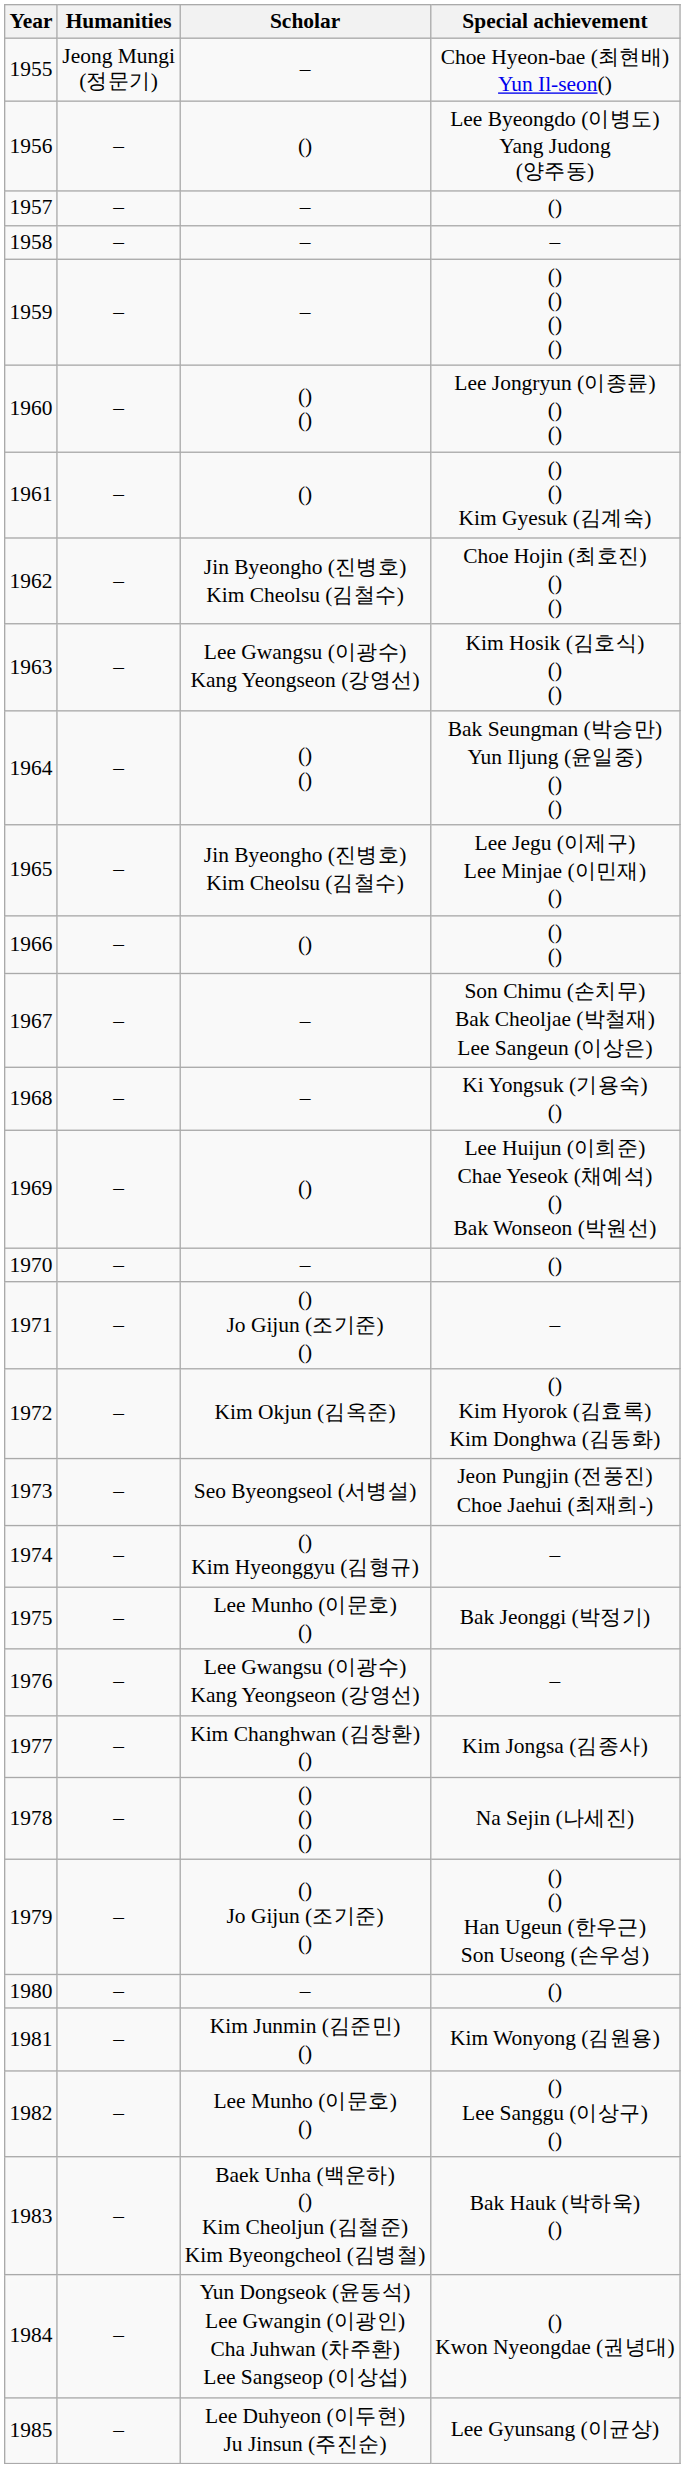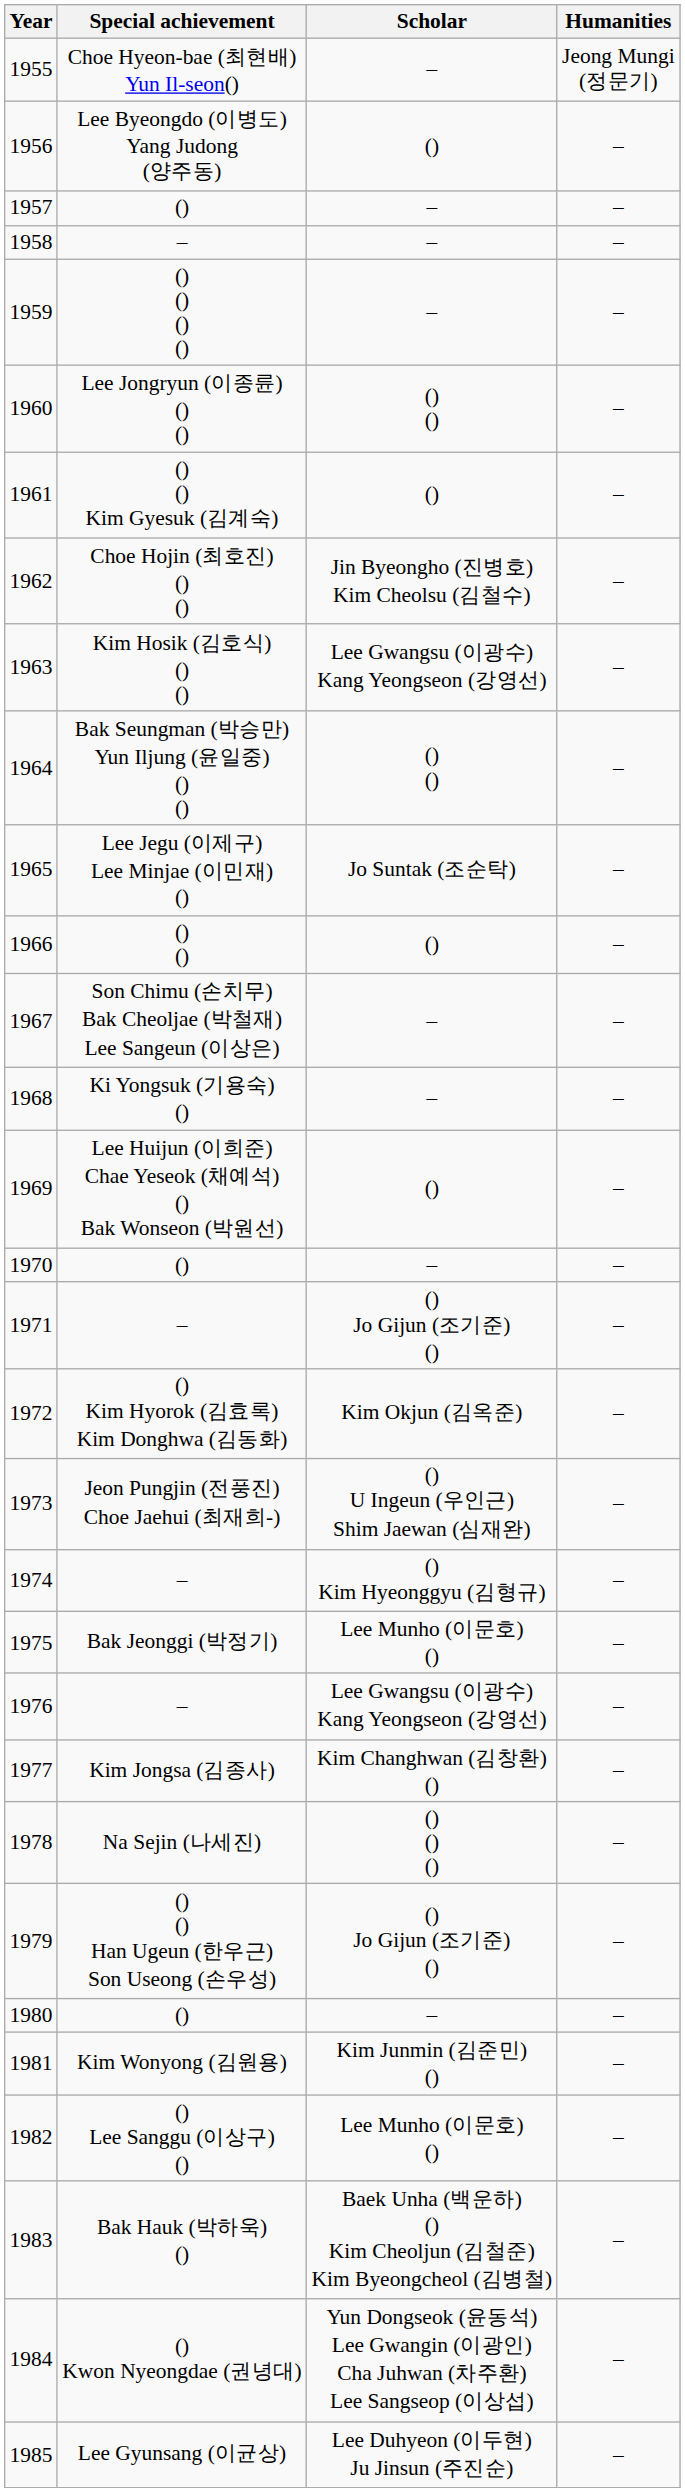columns swapped: (555, 21) <-> (119, 21)
(305, 869) Jin Byeongho (진병호) Kim Cheolsu (김철수) -> (432, 869) Jo Suntak (조순탁)
(305, 1490) Seo Byeongseol (서병설) -> (432, 1502) () U Ingeun (우인근) Shim Jaewan (심재완)
